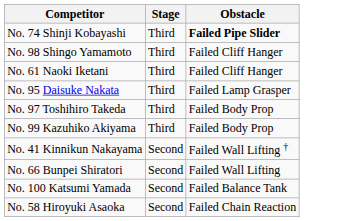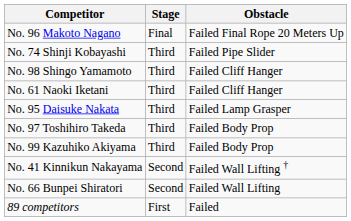+ row: (64, 33)
(235, 33) bold -> (232, 52) normal
- row: (69, 188)
- row: (66, 207)
+ row: (43, 207)
